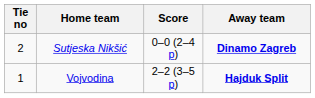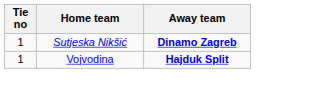- column: (173, 19)
(20, 48) 2 -> (20, 42) 1
